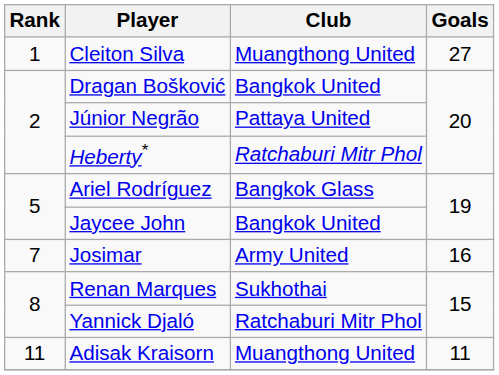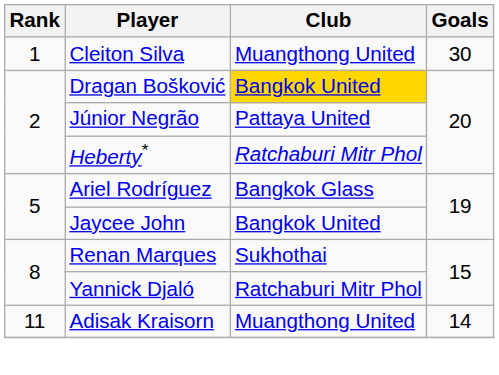(460, 53) 27 -> (460, 53) 30
(308, 86) no background -> (308, 86) gold background
- row: (106, 255)
(460, 353) 11 -> (460, 321) 14
